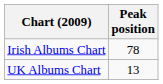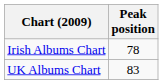(133, 69) 13 -> (133, 69) 83
